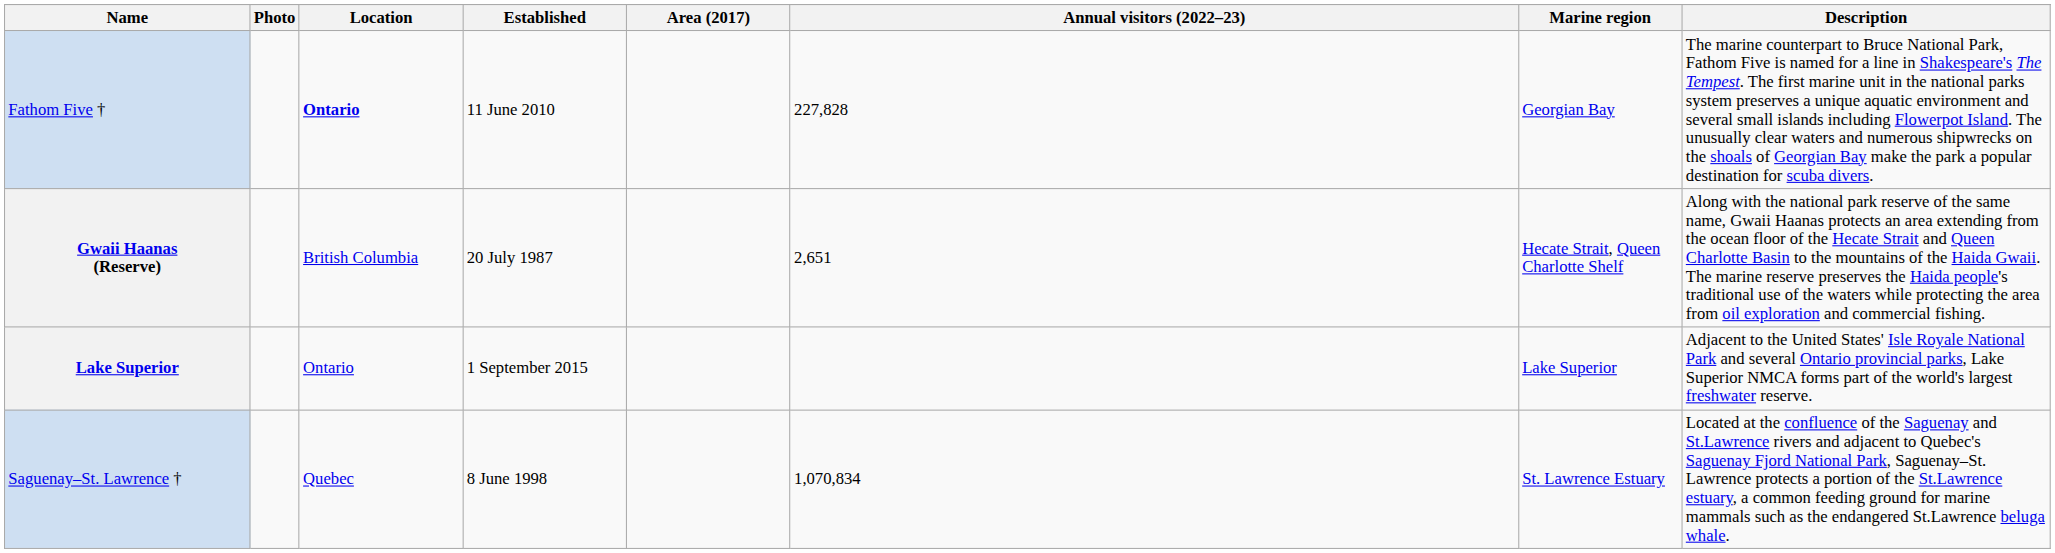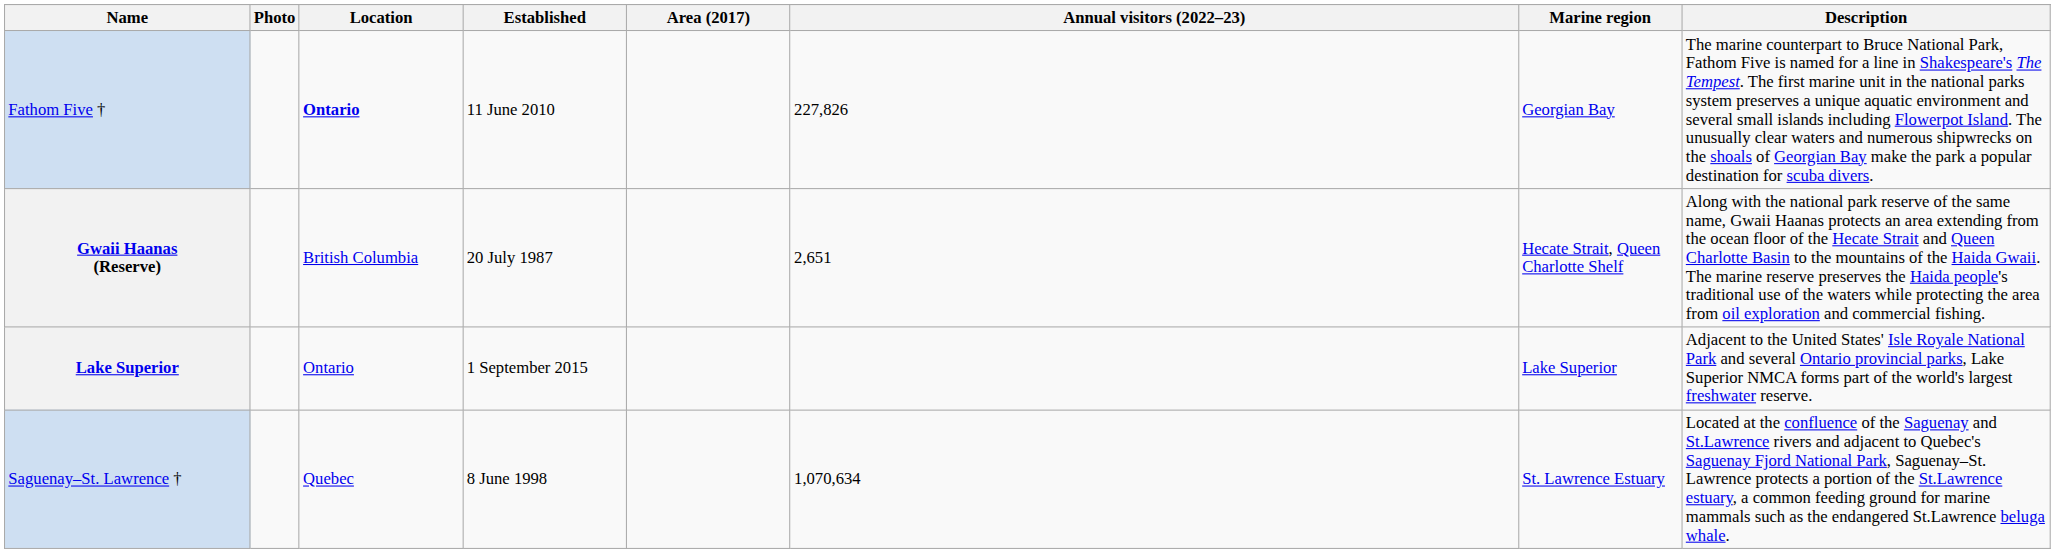(821, 109) 227,828 -> (821, 109) 227,826
(827, 478) 1,070,834 -> (827, 478) 1,070,634
